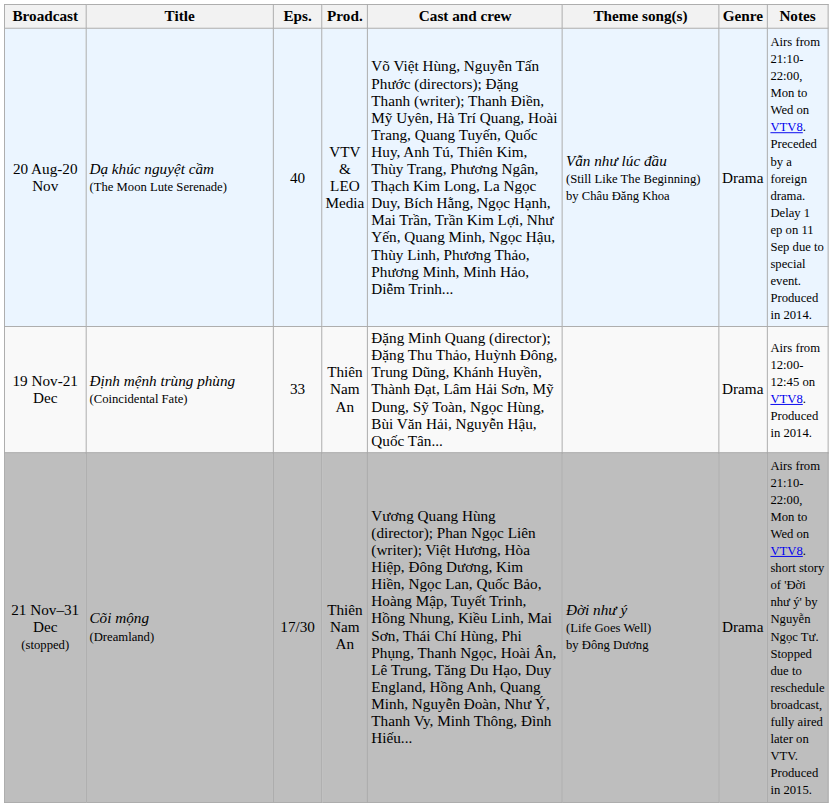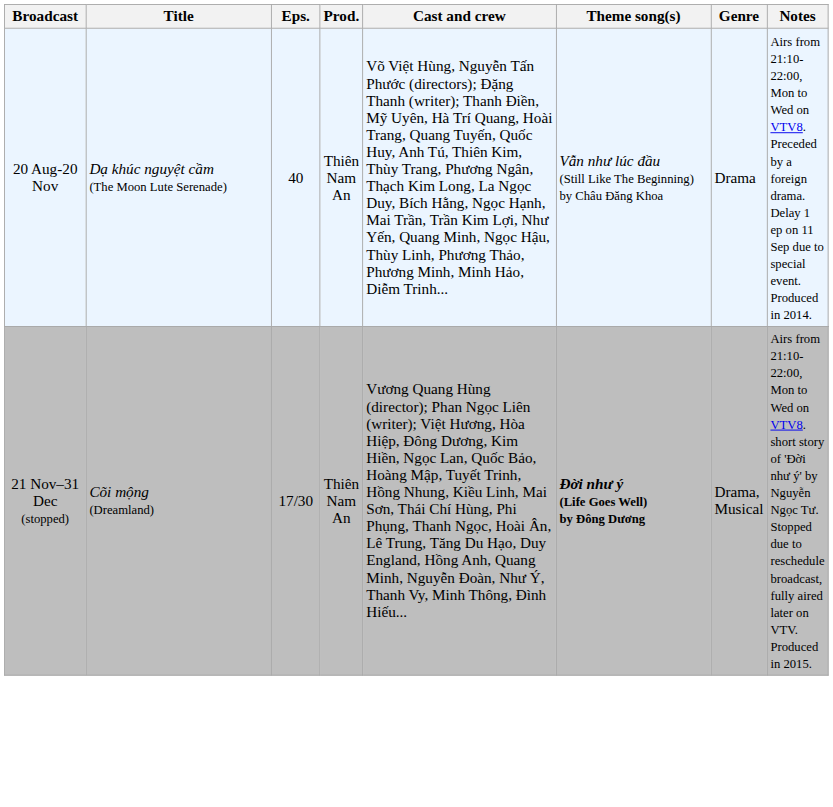(345, 177) VTV & LEO Media -> (341, 177) Thiên Nam An
- row: (45, 389)
(609, 627) normal -> (603, 500) bold
(743, 627) Drama -> (739, 500) Drama, Musical
